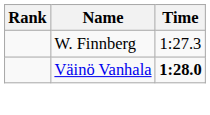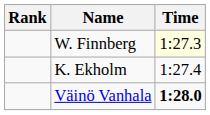(180, 43) no background -> (180, 43) lightyellow background
+ row: (91, 69)
